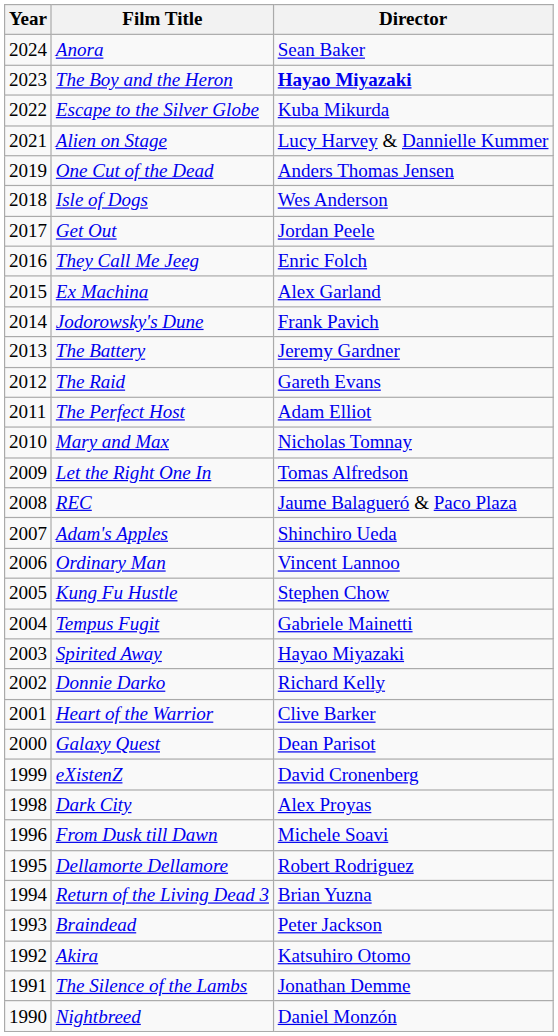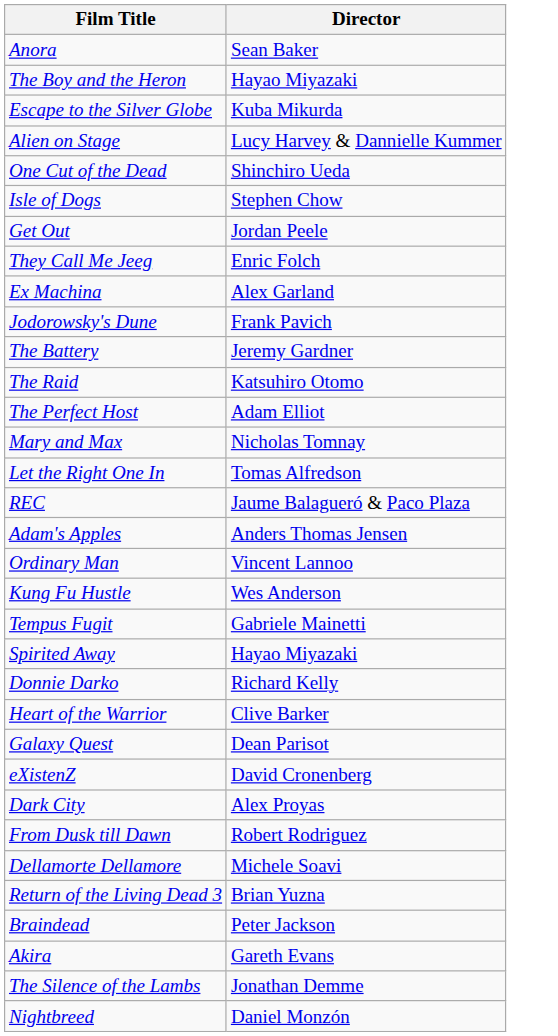- column: (28, 19)
(345, 79) bold -> (294, 79) normal
(366, 170) Anders Thomas Jensen -> (290, 170) Shinchiro Ueda
(333, 200) Wes Anderson -> (287, 200) Stephen Chow
(329, 381) Gareth Evans -> (297, 381) Katsuhiro Otomo
(337, 532) Shinchiro Ueda -> (319, 532) Anders Thomas Jensen
(334, 593) Stephen Chow -> (286, 593) Wes Anderson
(333, 834) Michele Soavi -> (299, 834) Robert Rodriguez
(346, 865) Robert Rodriguez -> (286, 865) Michele Soavi
(344, 955) Katsuhiro Otomo -> (282, 955) Gareth Evans
